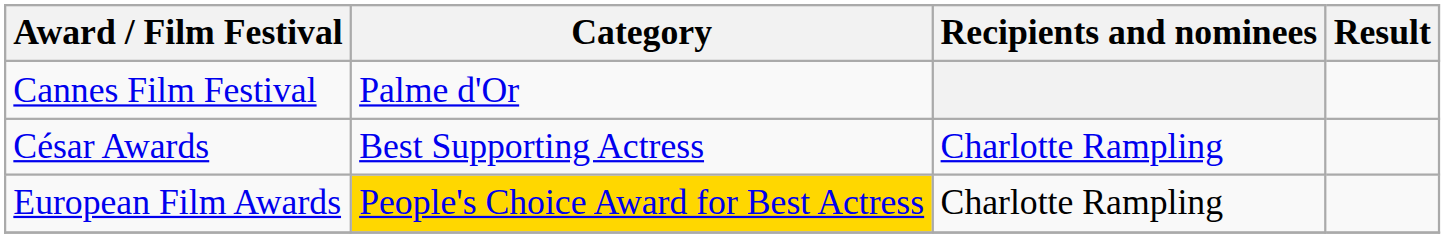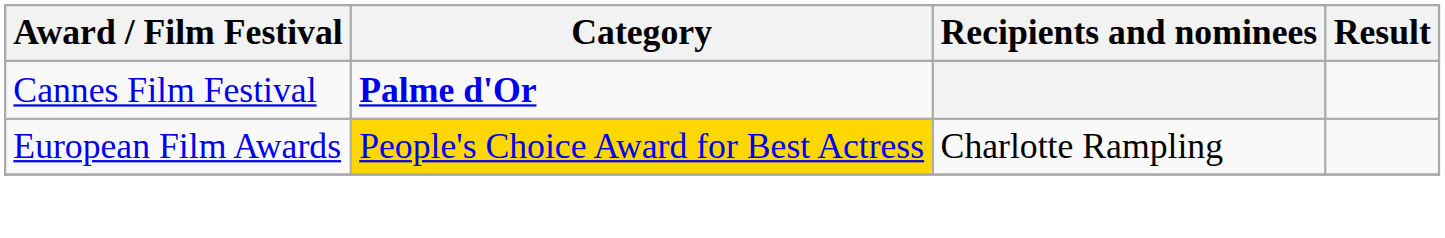(439, 89) normal -> (448, 89) bold
- row: (111, 145)
